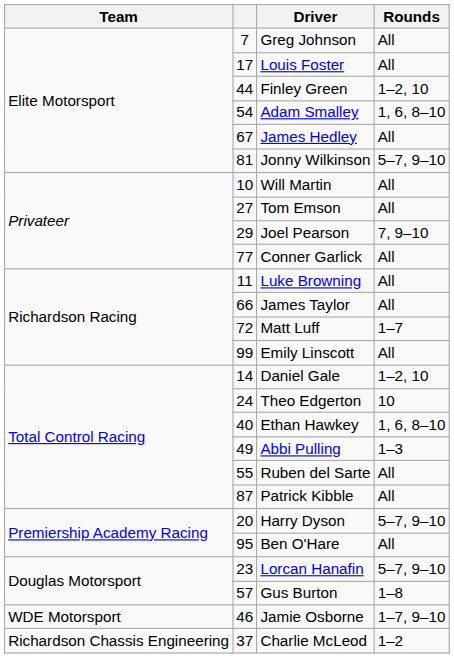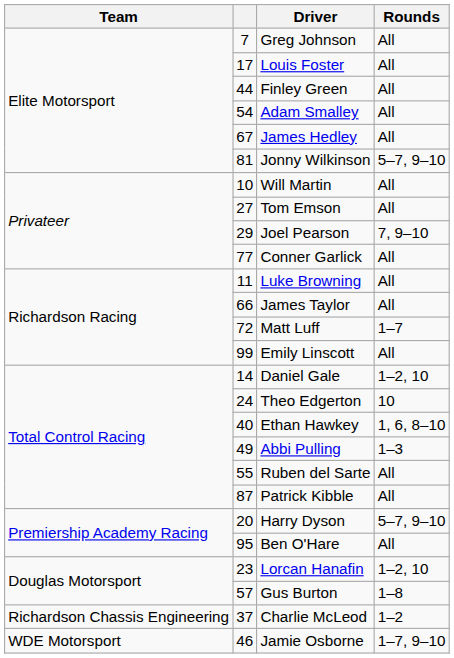(403, 88) 1–2, 10 -> (386, 88) All
(412, 112) 1, 6, 8–10 -> (386, 112) All
(412, 568) 5–7, 9–10 -> (403, 568) 1–2, 10
rows swapped: (314, 640) <-> (312, 616)
